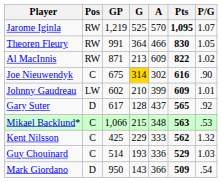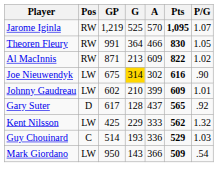(92, 75) C -> (89, 75) LW
- row: (43, 122)
(92, 138) C -> (89, 122) LW
(92, 169) D -> (89, 153) LW
